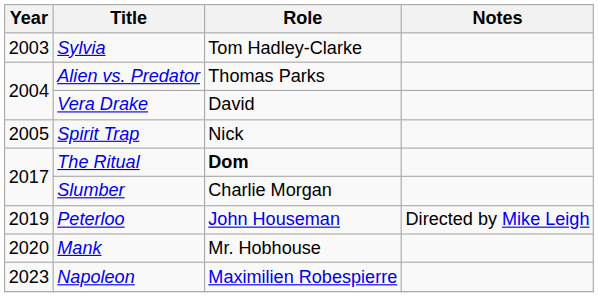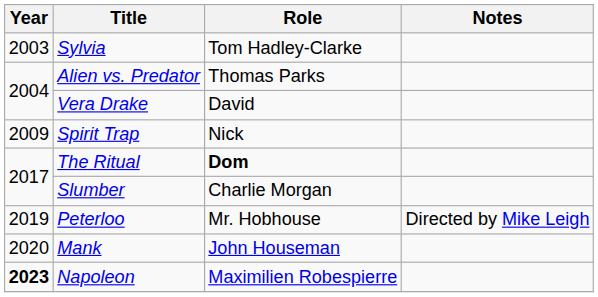(29, 133) 2005 -> (29, 133) 2009
(274, 219) John Houseman -> (265, 219) Mr. Hobhouse
(265, 248) Mr. Hobhouse -> (274, 248) John Houseman
(29, 276) normal -> (29, 276) bold
